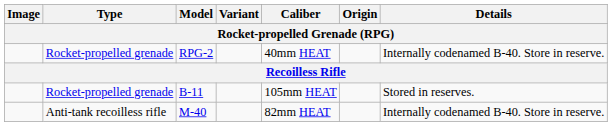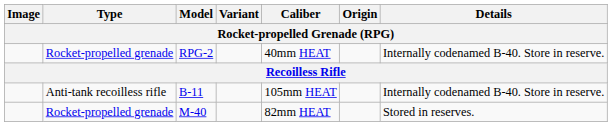(110, 92) Rocket-propelled grenade -> (106, 92) Anti-tank recoilless rifle
(429, 92) Stored in reserves. -> (494, 92) Internally codenamed B-40. Store in reserve.
(106, 111) Anti-tank recoilless rifle -> (110, 111) Rocket-propelled grenade
(494, 111) Internally codenamed B-40. Store in reserve. -> (429, 111) Stored in reserves.
